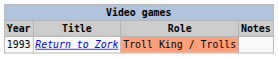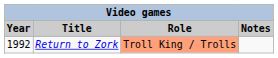(19, 45) 1993 -> (19, 45) 1992
